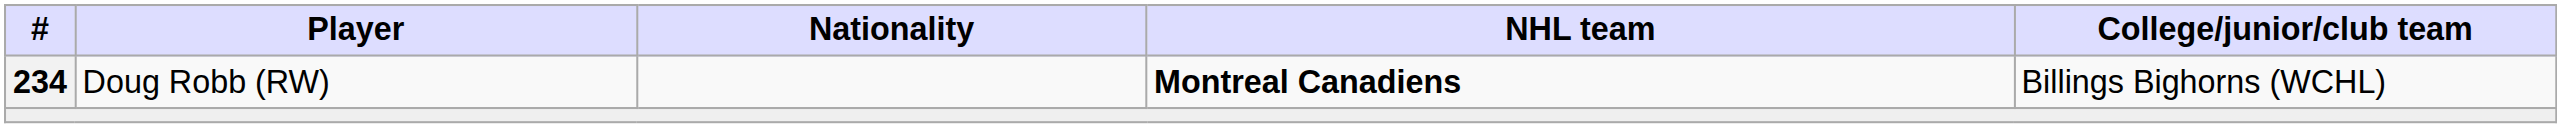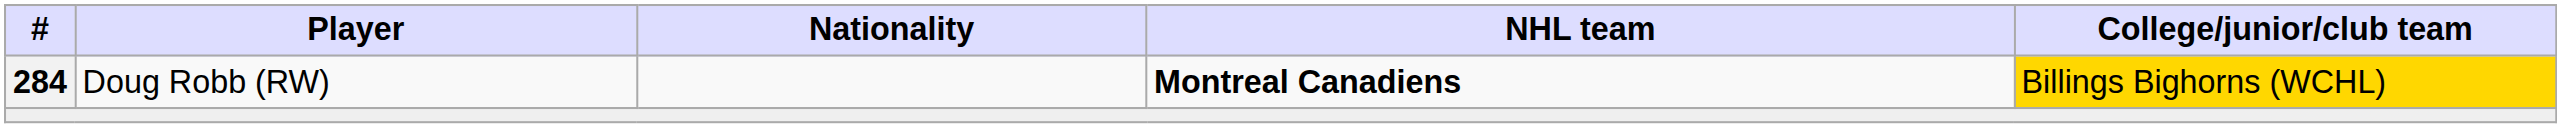(40, 81) 234 -> (40, 81) 284
(2204, 81) no background -> (2204, 81) gold background
